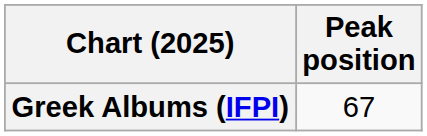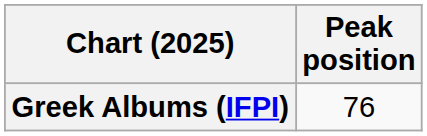(359, 106) 67 -> (359, 106) 76
